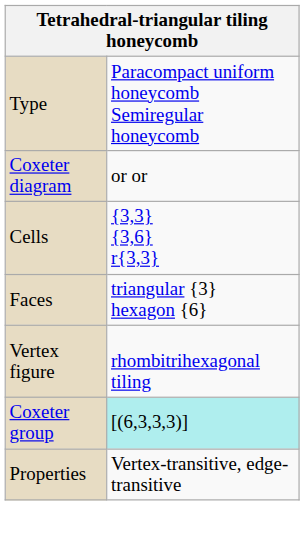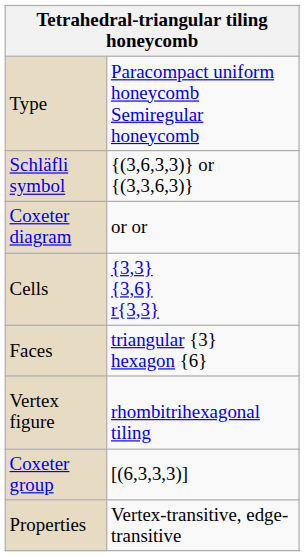+ row: (39, 175)
(150, 423) paleturquoise background -> (150, 474) no background
